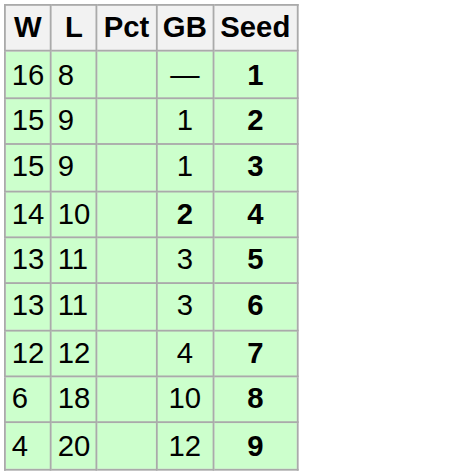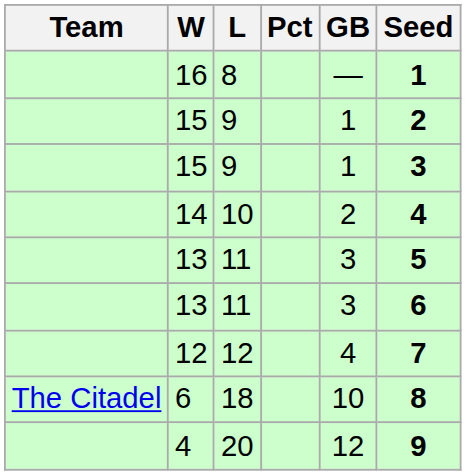+ column: (87, 27)
(185, 213) bold -> (348, 213) normal
